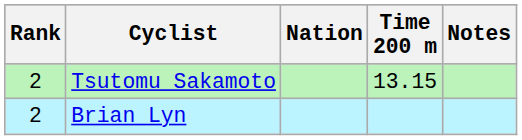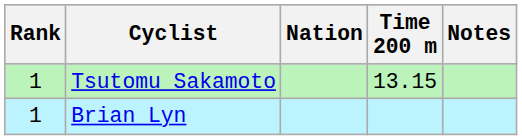(35, 82) 2 -> (35, 82) 1
(35, 116) 2 -> (35, 116) 1
